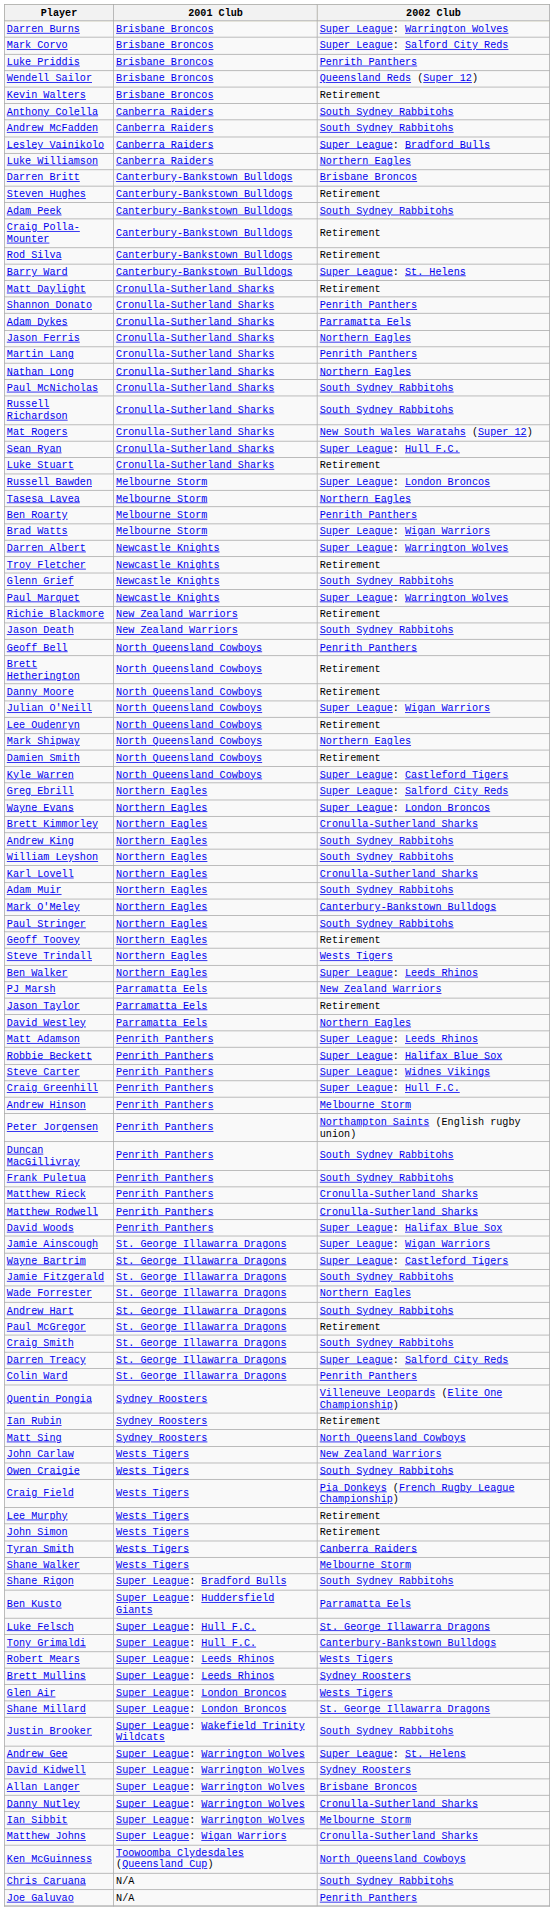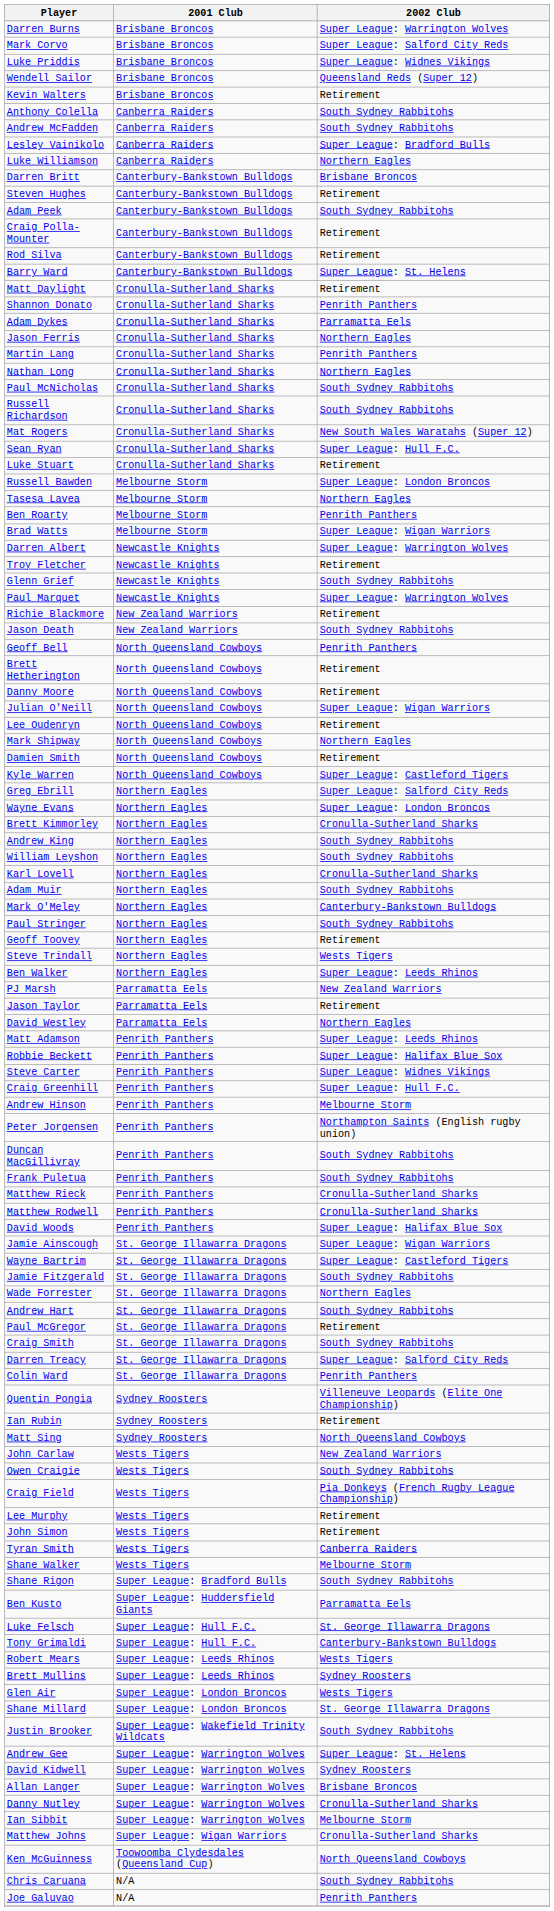(368, 62) Penrith Panthers -> (405, 62) Super League: Widnes Vikings
